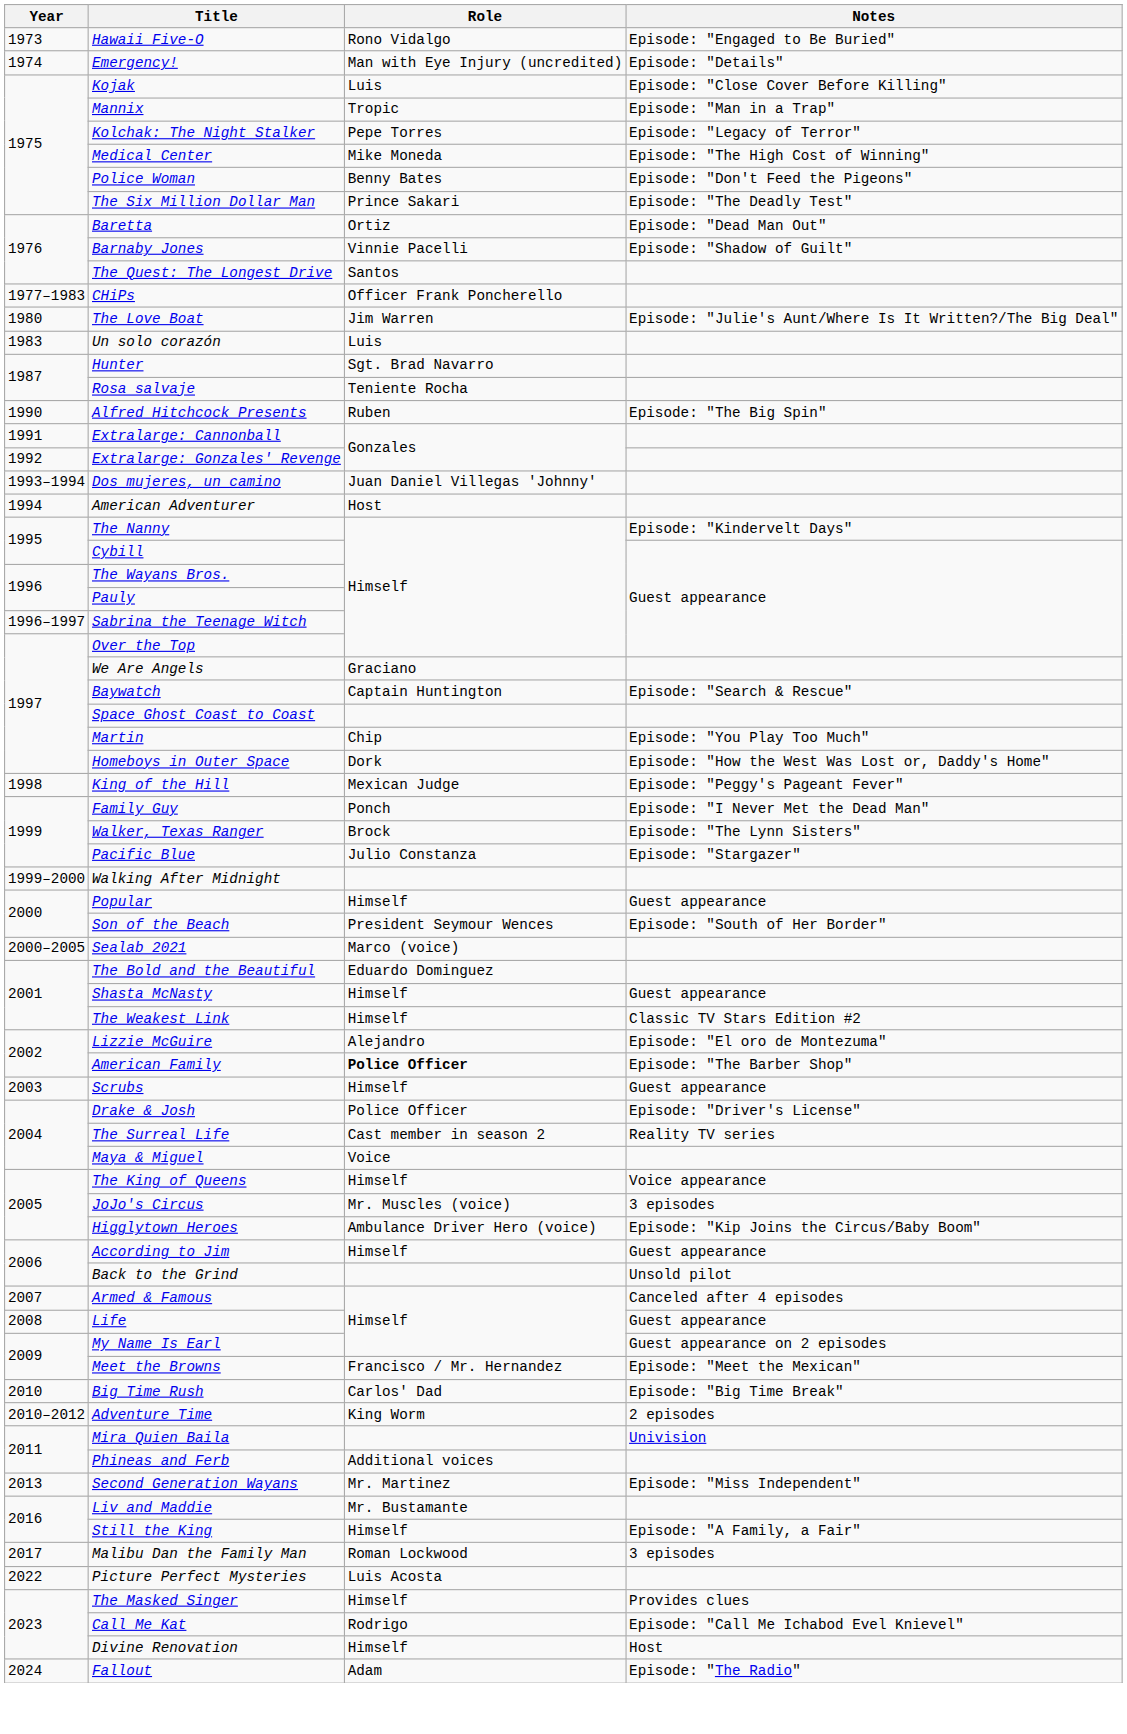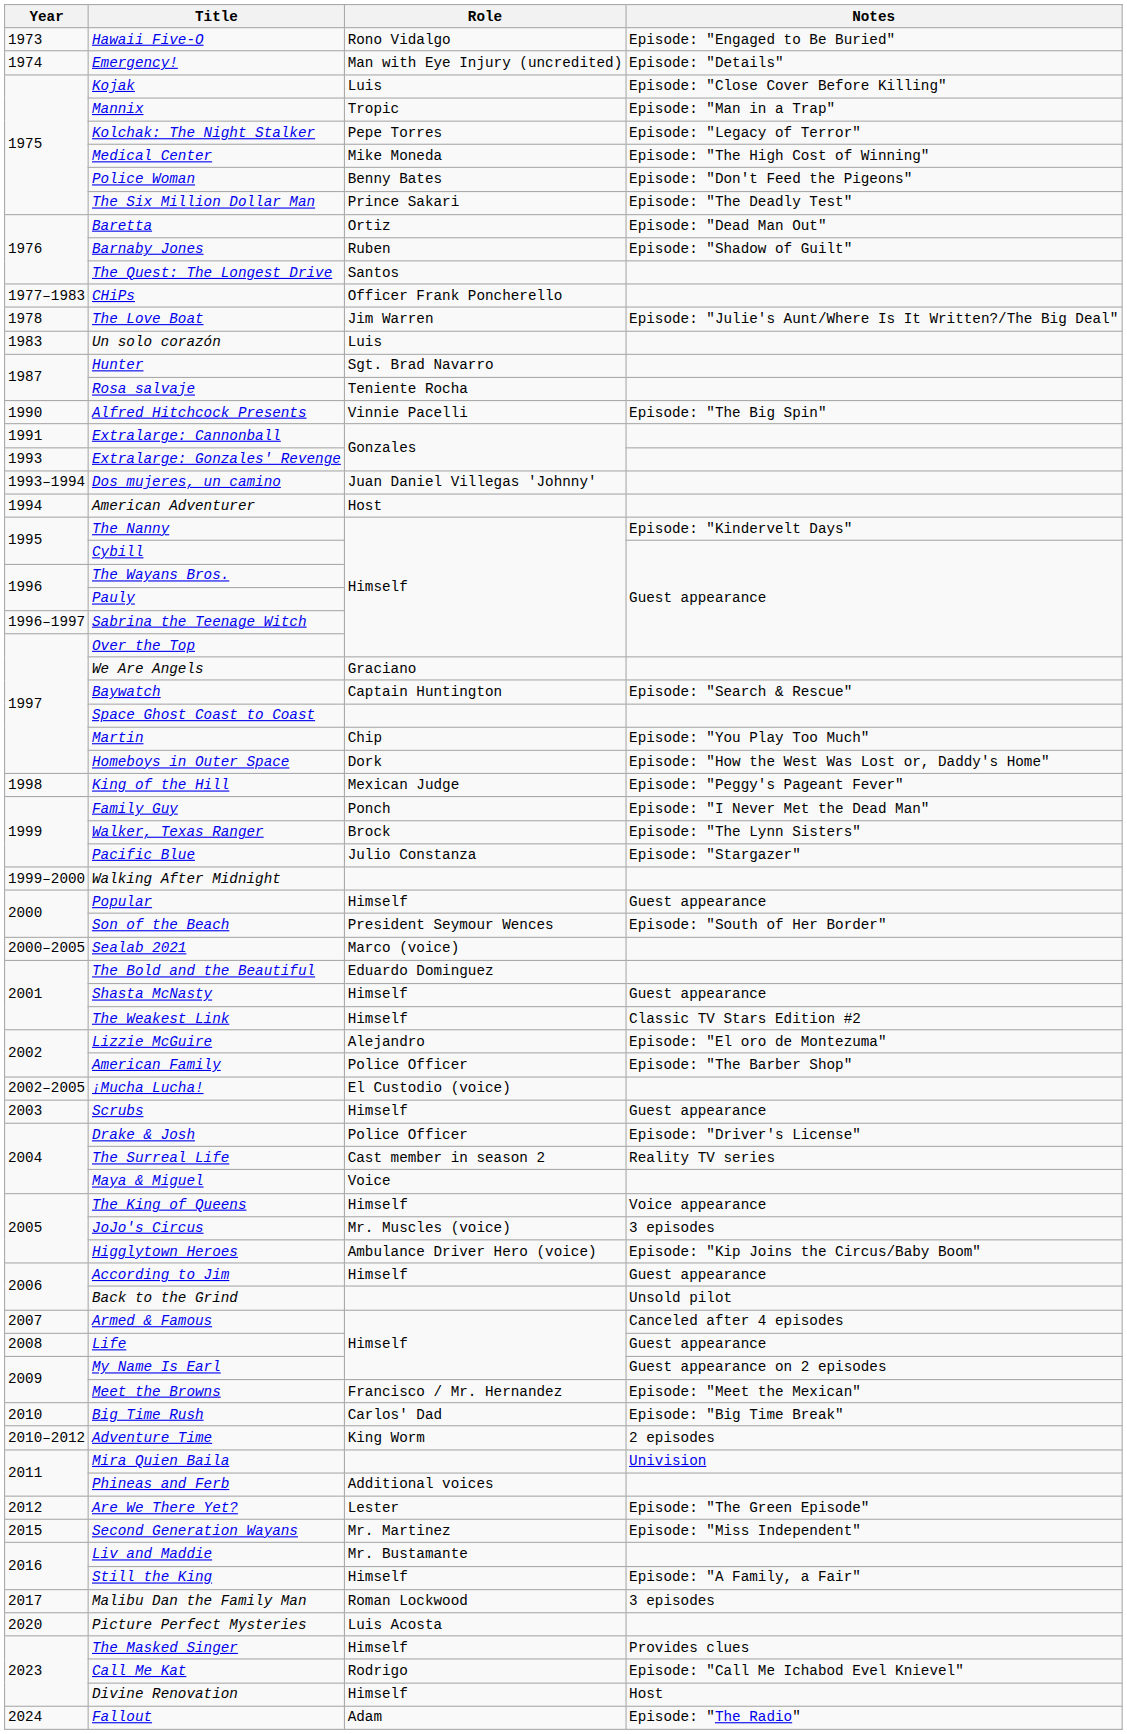(408, 249) Vinnie Pacelli -> (369, 249) Ruben
(25, 319) 1980 -> (25, 319) 1978
(369, 412) Ruben -> (408, 412) Vinnie Pacelli
(25, 459) 1992 -> (25, 459) 1993
(408, 1065) bold -> (408, 1065) normal
+ row: (148, 1088)
+ row: (165, 1508)
(25, 1484) 2013 -> (25, 1531) 2015
(25, 1578) 2022 -> (25, 1624) 2020
